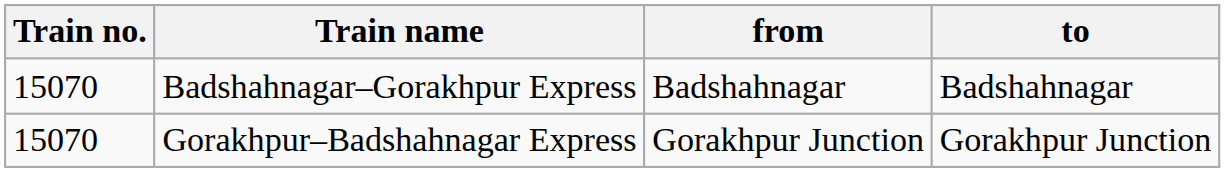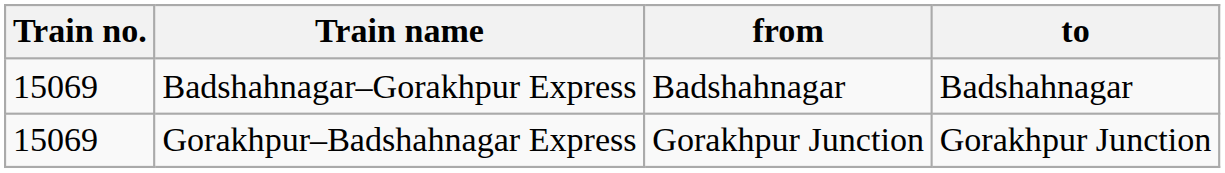(56, 85) 15070 -> (56, 85) 15069
(56, 139) 15070 -> (56, 139) 15069
